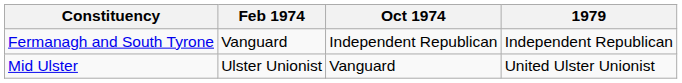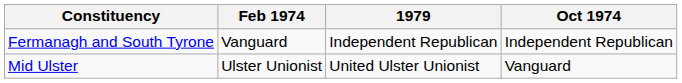columns swapped: (413, 16) <-> (589, 16)
